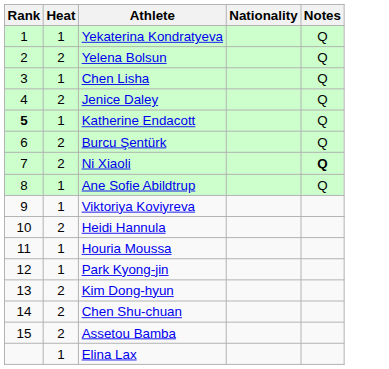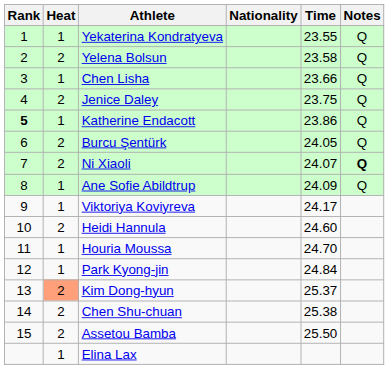+ column: (321, 15)
(61, 290) no background -> (61, 290) lightsalmon background
